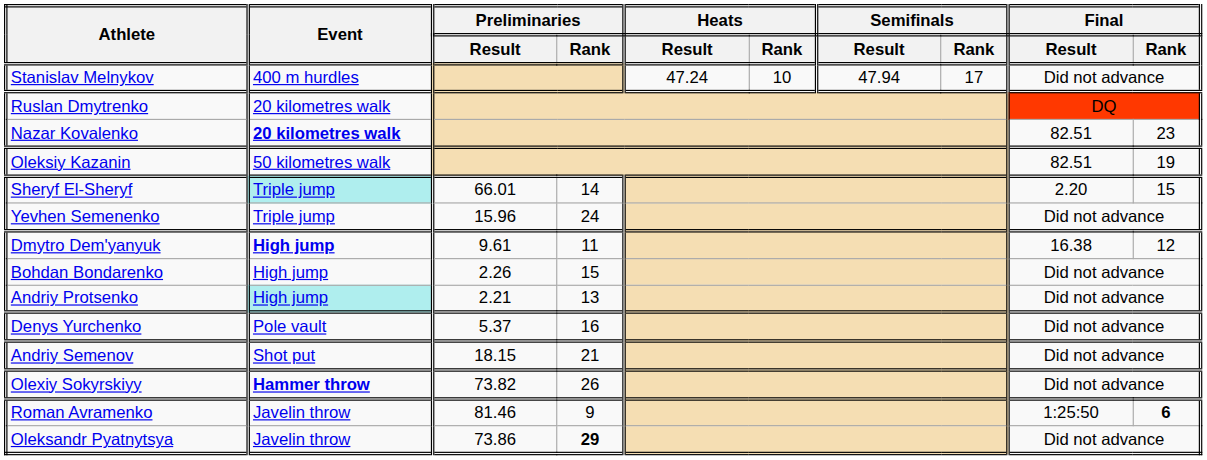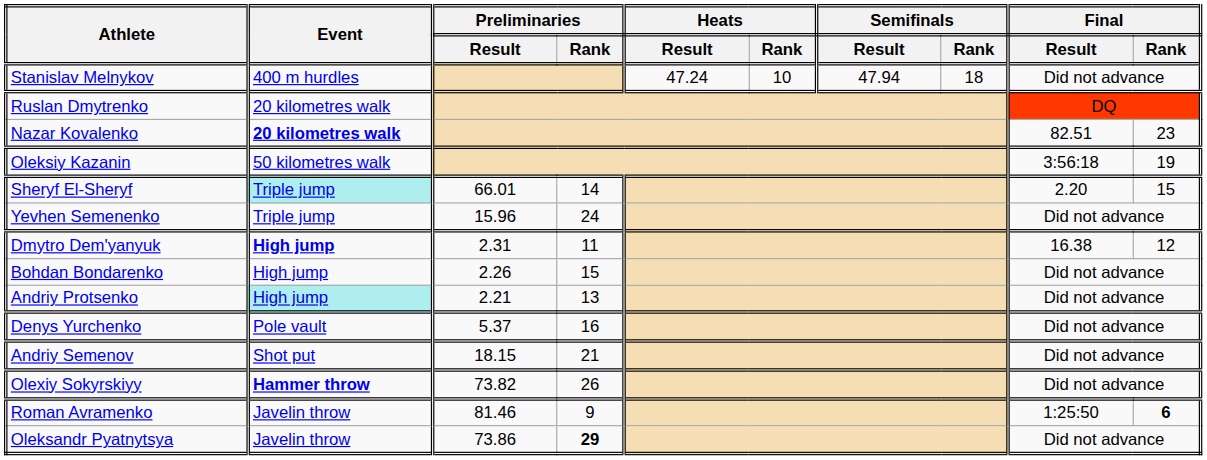(974, 78) 17 -> (974, 78) 18
(1071, 162) 82.51 -> (1071, 162) 3:56:18
(495, 246) 9.61 -> (495, 246) 2.31
